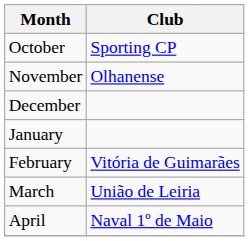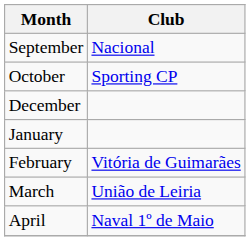+ row: (46, 47)
- row: (45, 76)
